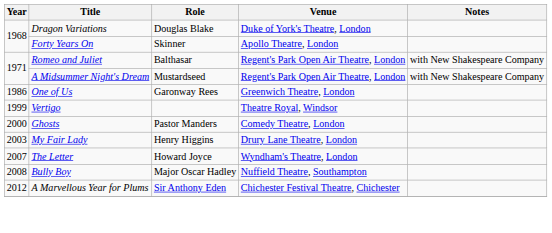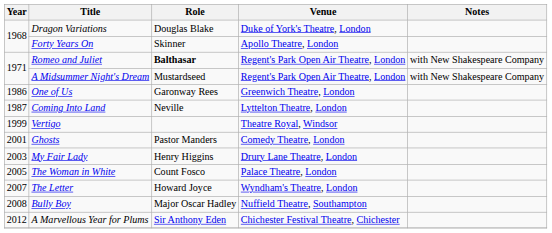(173, 60) normal -> (175, 60) bold
+ row: (68, 108)
(17, 124) 2000 -> (17, 140) 2001
+ row: (73, 172)
